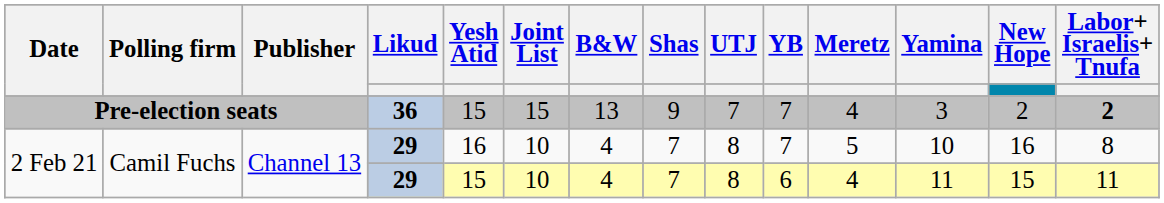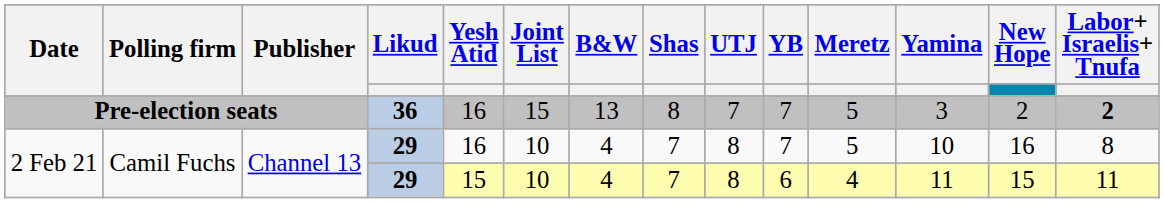(474, 112) 15 -> (474, 112) 16
(674, 112) 9 -> (674, 112) 8
(852, 112) 4 -> (852, 112) 5
